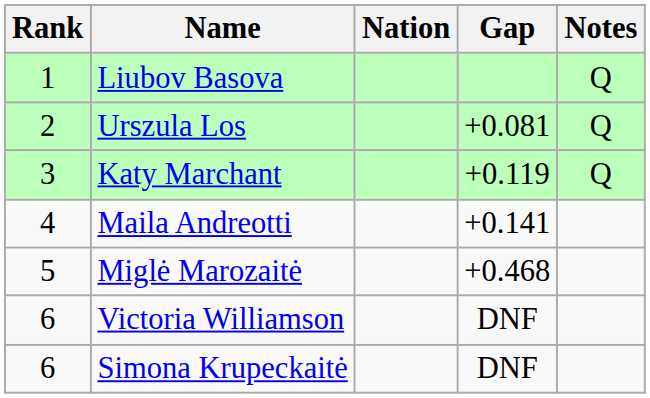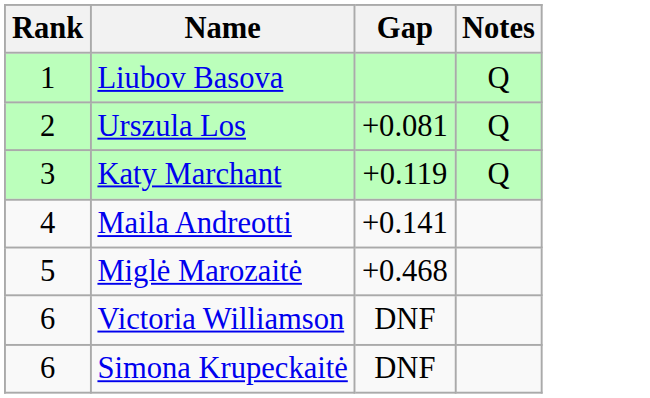- column: (406, 28)
